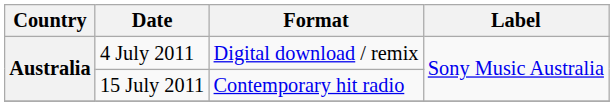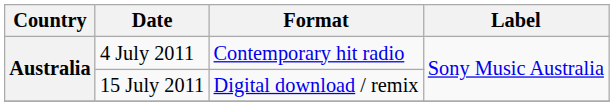(316, 52) Digital download / remix -> (309, 52) Contemporary hit radio
(309, 85) Contemporary hit radio -> (316, 85) Digital download / remix
